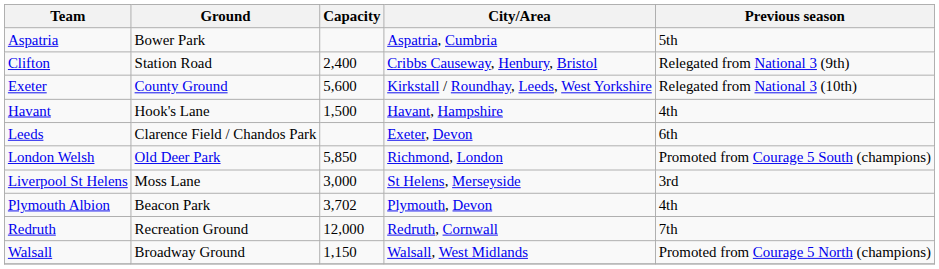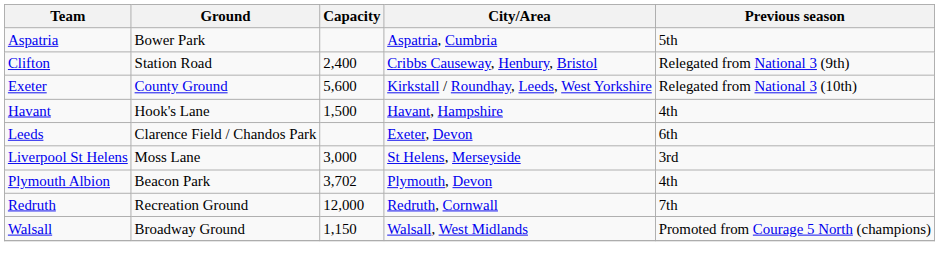- row: (51, 157)
